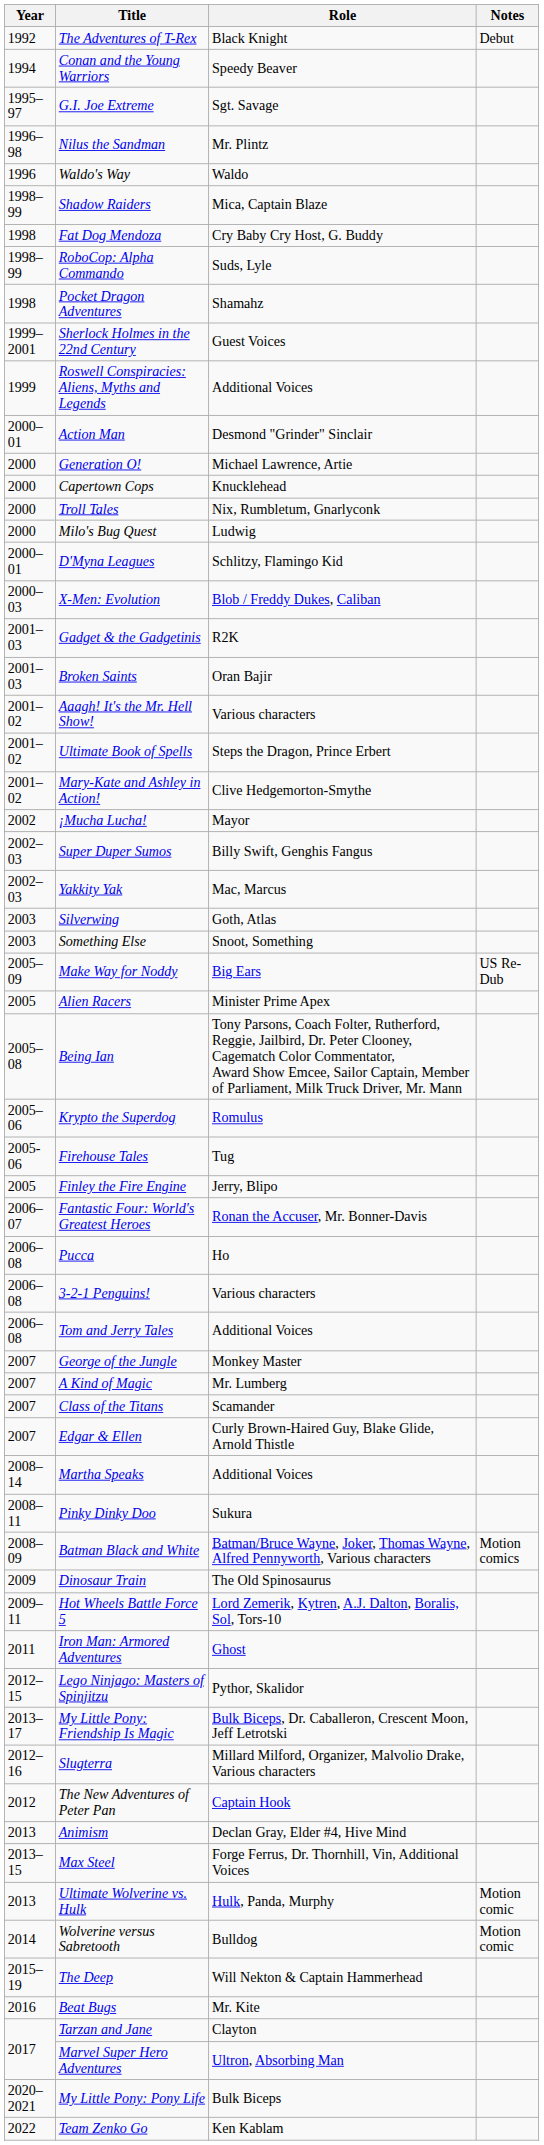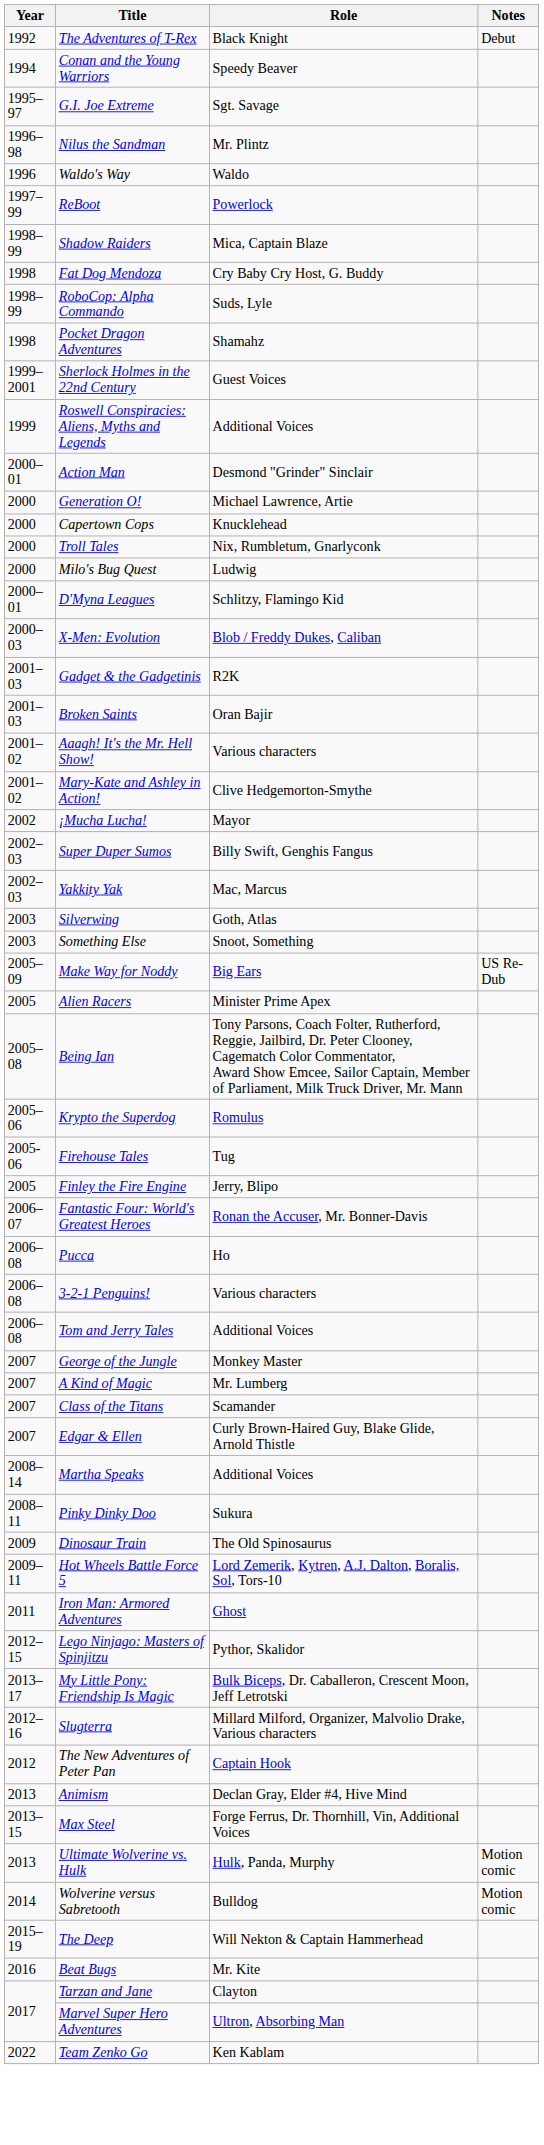+ row: (80, 205)
- row: (125, 752)
- row: (129, 1551)
- row: (132, 2098)
